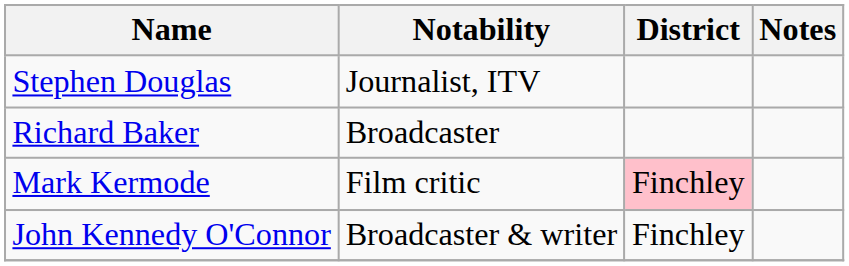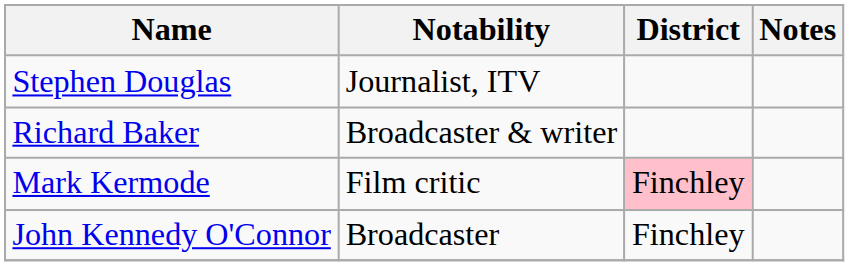(422, 132) Broadcaster -> (481, 132) Broadcaster & writer
(481, 234) Broadcaster & writer -> (422, 234) Broadcaster
